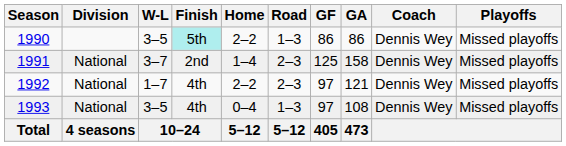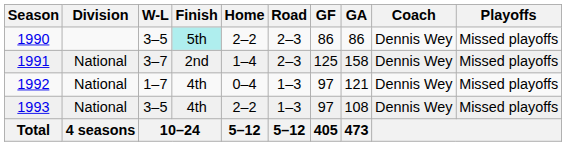(289, 38) 1–3 -> (289, 38) 2–3
(245, 84) 2–2 -> (245, 84) 0–4
(289, 84) 2–3 -> (289, 84) 1–3
(245, 107) 0–4 -> (245, 107) 2–2
